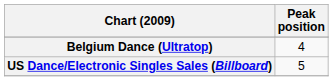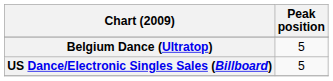(301, 47) 4 -> (301, 47) 5
